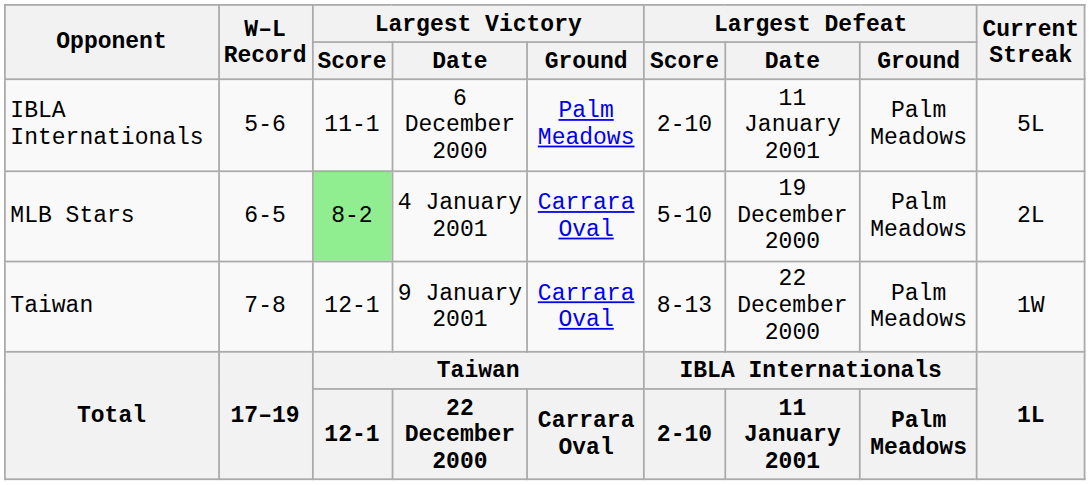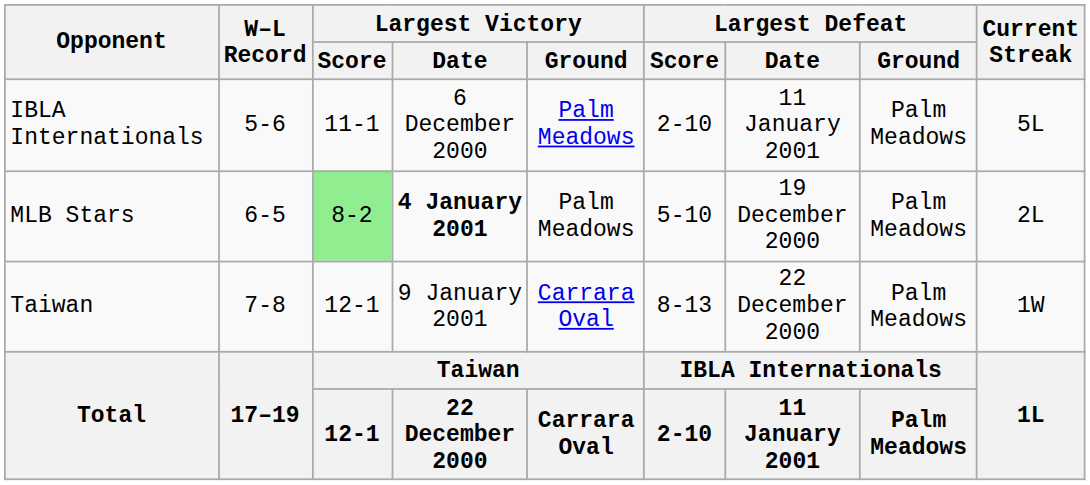(460, 216) normal -> (460, 216) bold
(586, 216) Carrara Oval -> (586, 216) Palm Meadows
